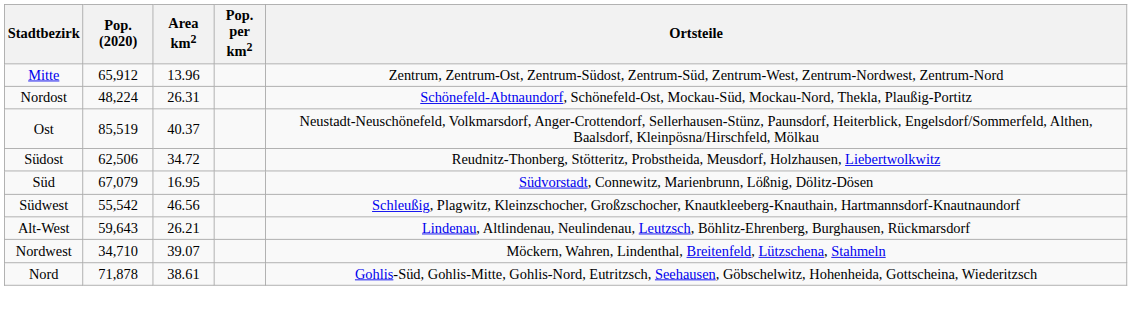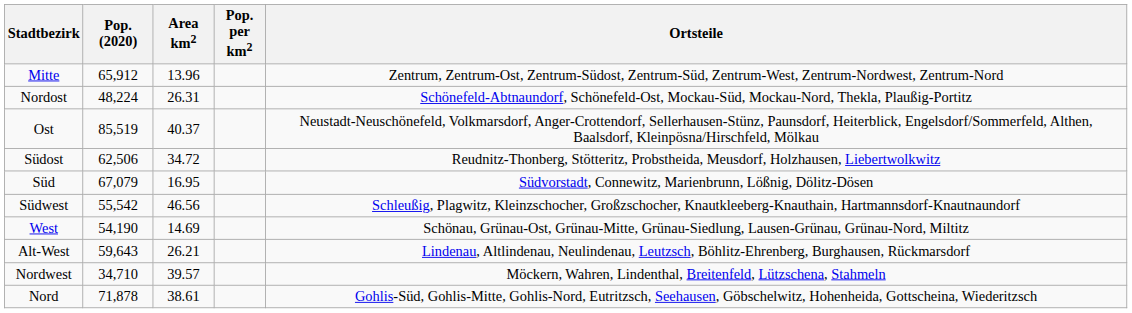+ row: (44, 228)
(183, 251) 39.07 -> (183, 273) 39.57
